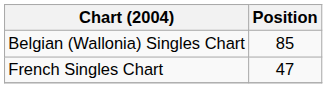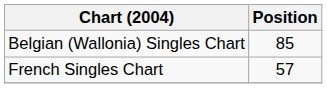(285, 69) 47 -> (285, 69) 57
